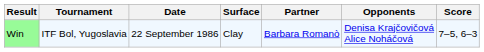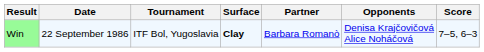columns swapped: (175, 12) <-> (84, 12)
(233, 33) normal -> (234, 33) bold
